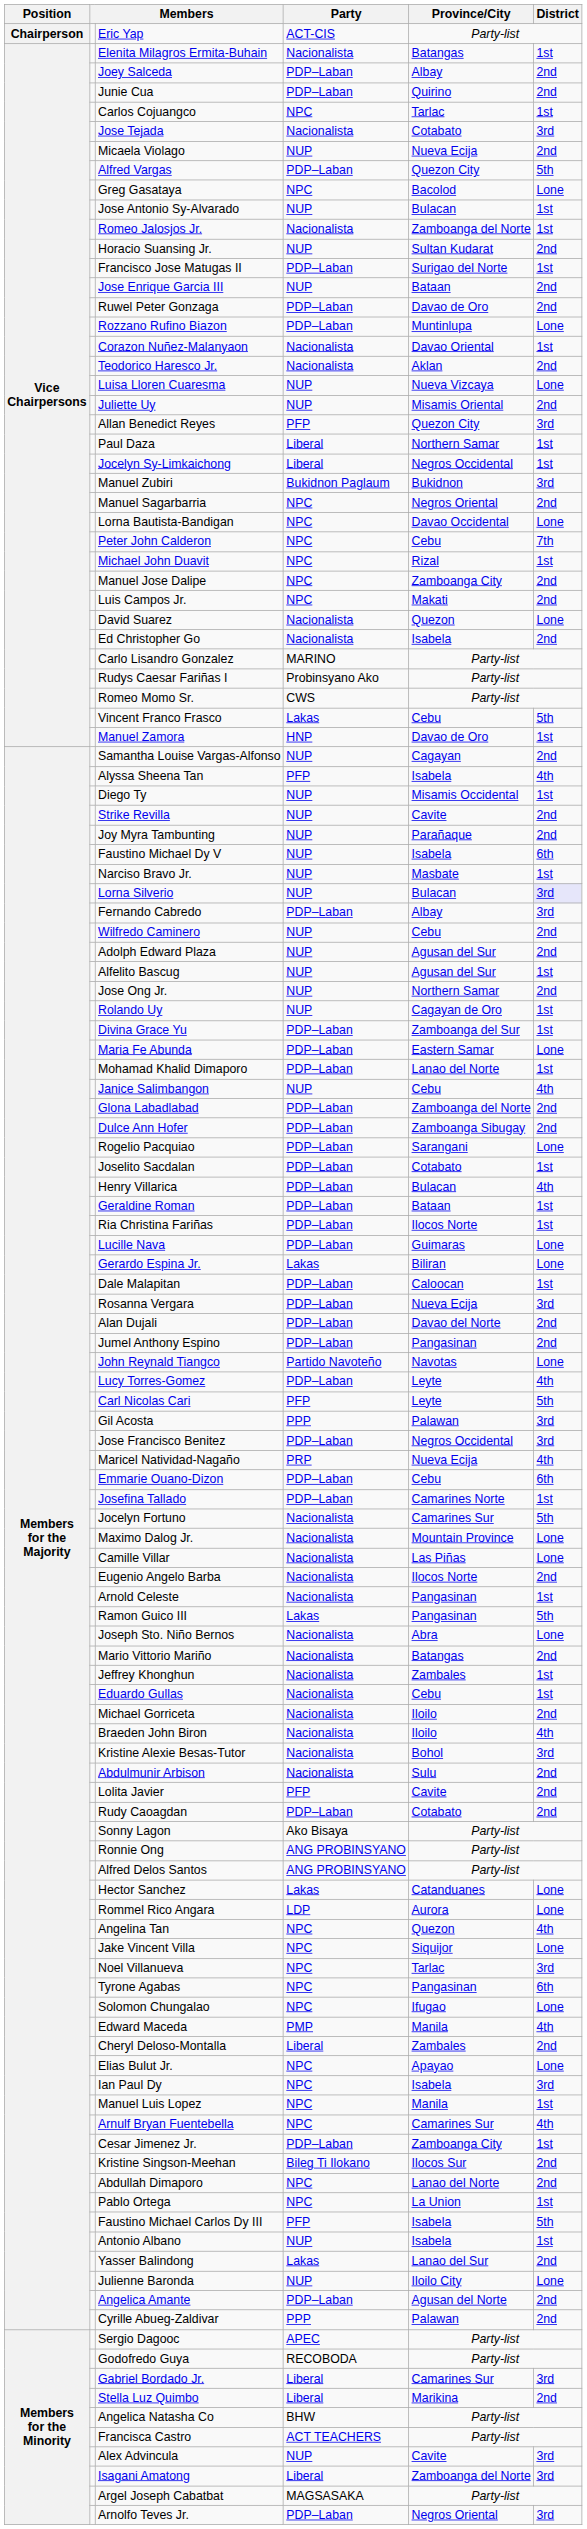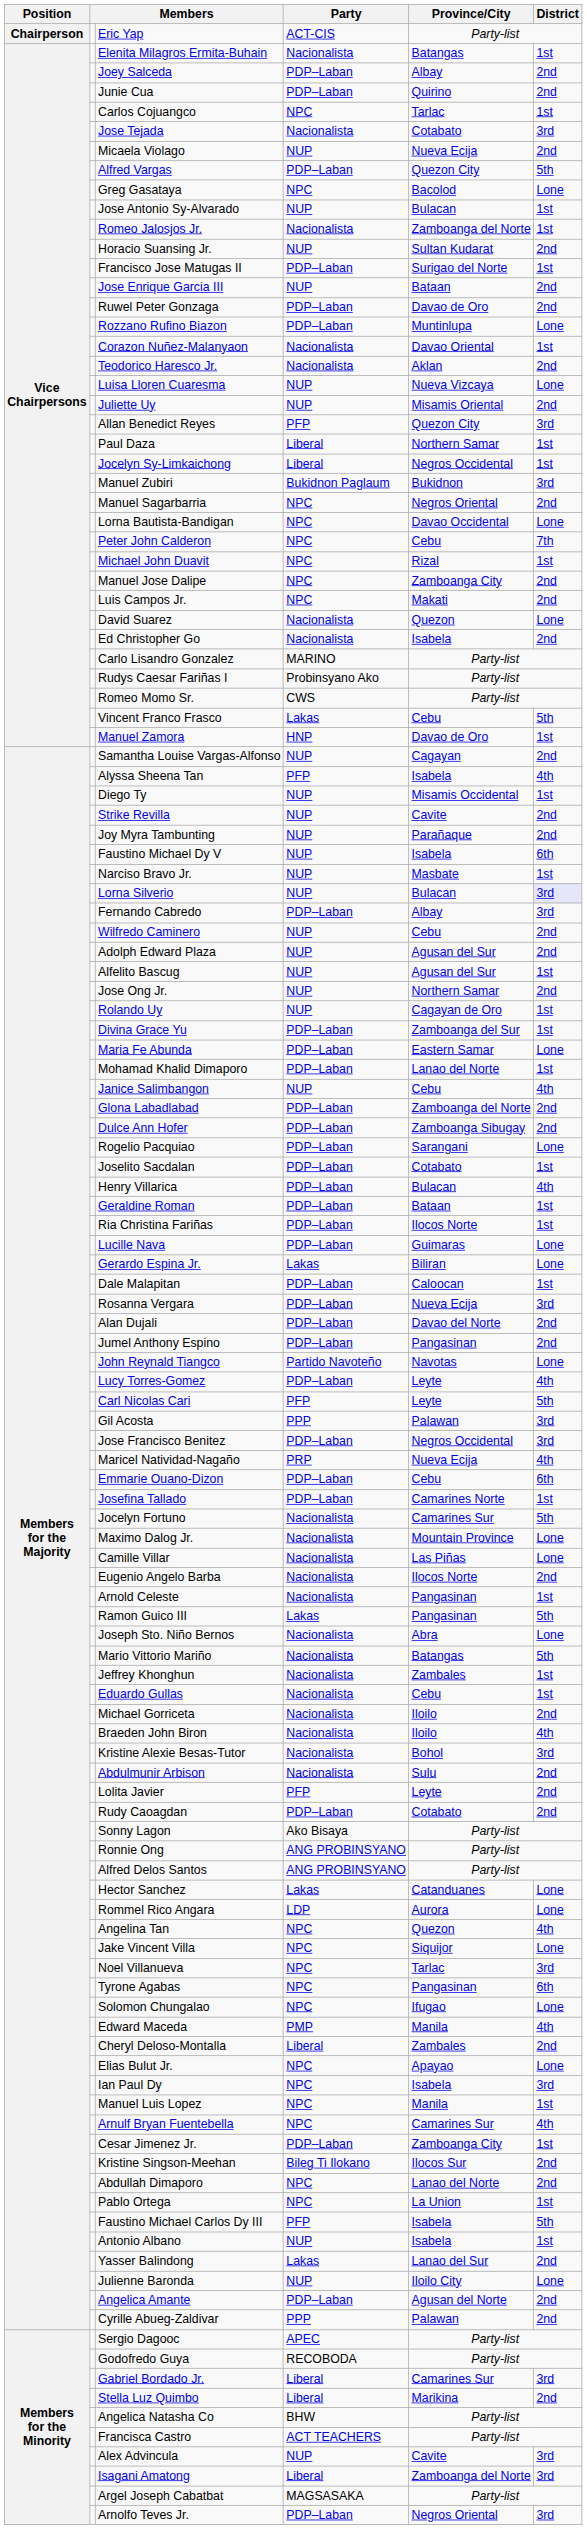(547, 1655) 2nd -> (545, 1655) 5th
(429, 1792) Cavite -> (427, 1792) Leyte
